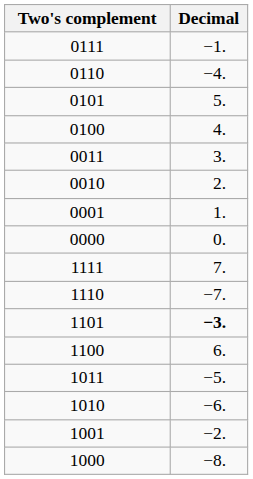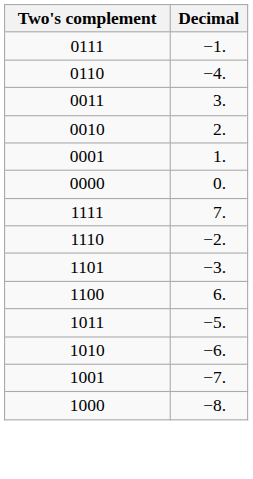- row: (87, 101)
- row: (87, 128)
(223, 294) −7. -> (223, 239) −2.
(223, 322) bold -> (223, 267) normal
(223, 433) −2. -> (223, 377) −7.
